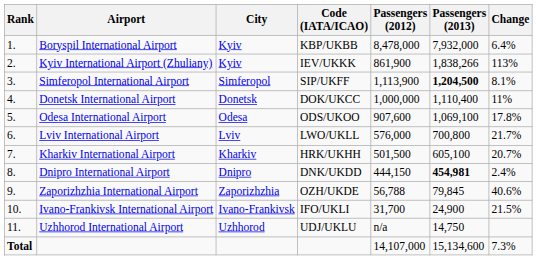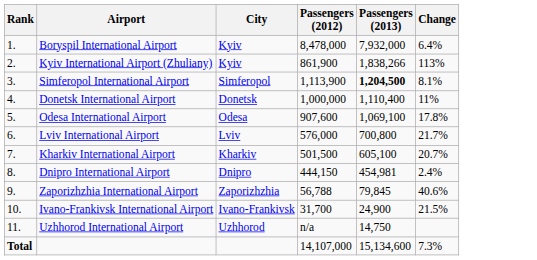- column: (334, 20)
(451, 172) bold -> (378, 172) normal
